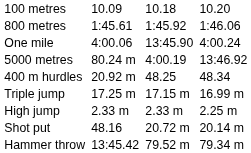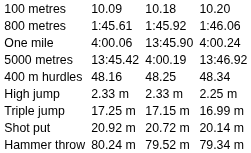(114, 60) 80.24 m -> (115, 60) 13:45.42
(114, 77) 20.92 m -> (107, 77) 48.16
rows swapped: (32, 110) <-> (35, 94)
(107, 127) 48.16 -> (114, 127) 20.92 m
(115, 144) 13:45.42 -> (114, 144) 80.24 m
